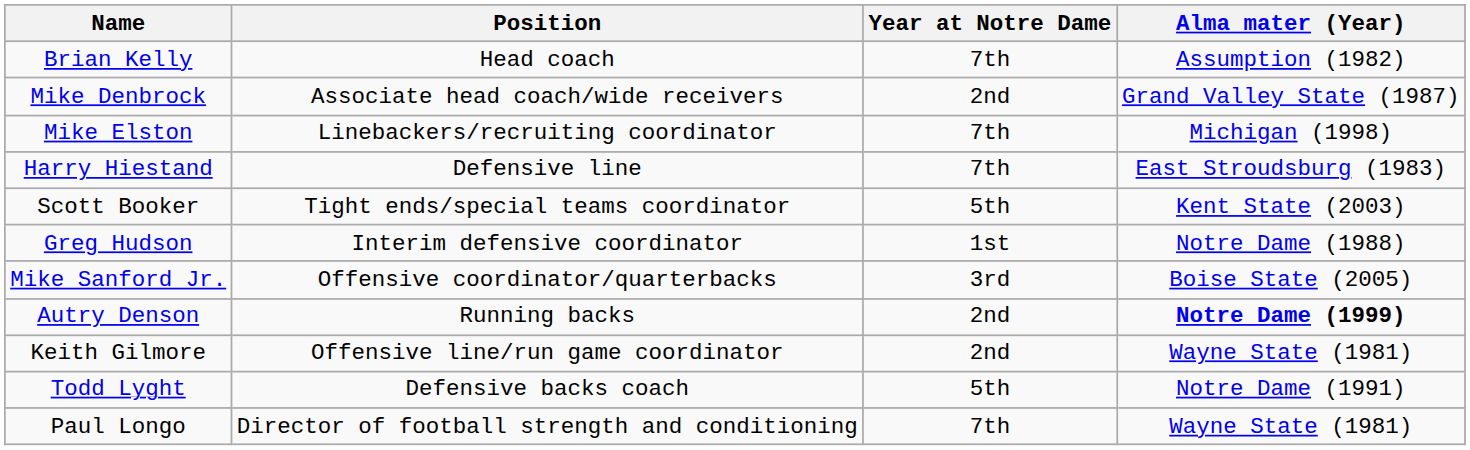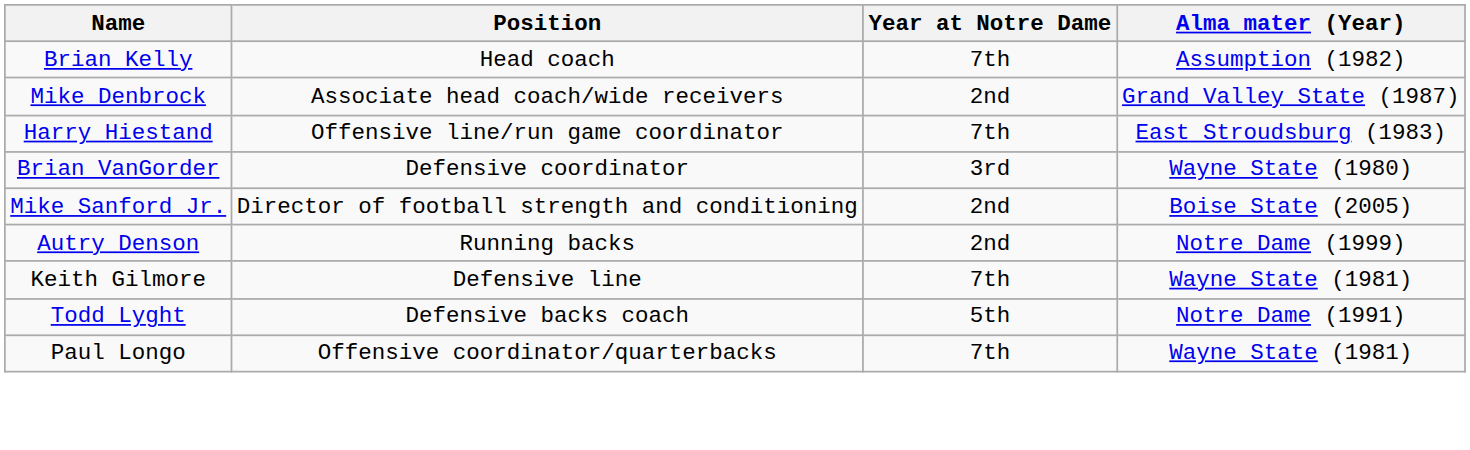- row: (118, 133)
(547, 170) Defensive line -> (547, 133) Offensive line/run game coordinator
- row: (118, 206)
+ row: (118, 170)
- row: (118, 243)
(547, 280) Offensive coordinator/quarterbacks -> (547, 206) Director of football strength and conditioning
(990, 280) 3rd -> (990, 206) 2nd
(1291, 316) bold -> (1291, 243) normal
(547, 353) Offensive line/run game coordinator -> (547, 280) Defensive line
(990, 353) 2nd -> (990, 280) 7th
(547, 426) Director of football strength and conditioning -> (547, 353) Offensive coordinator/quarterbacks
